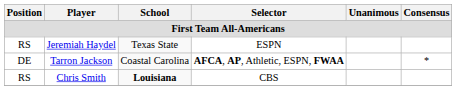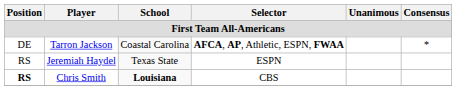rows swapped: (81, 61) <-> (81, 45)
(24, 77) normal -> (24, 77) bold
